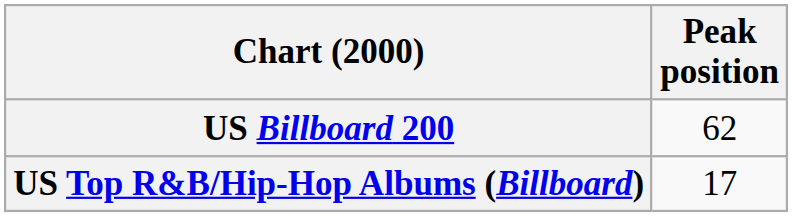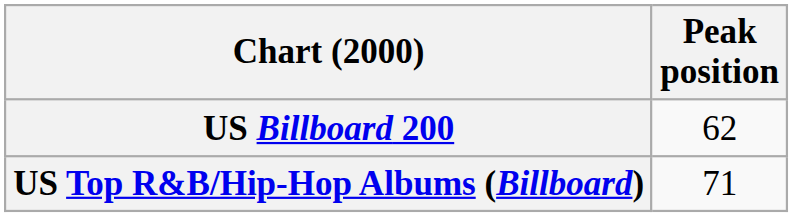(720, 182) 17 -> (720, 182) 71
